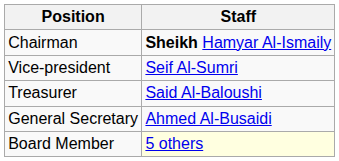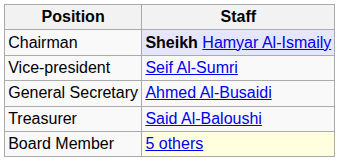(238, 42) no background -> (238, 42) lavender background
rows swapped: (73, 118) <-> (43, 93)
